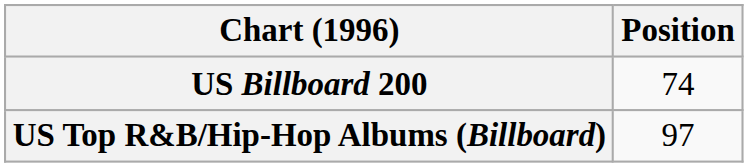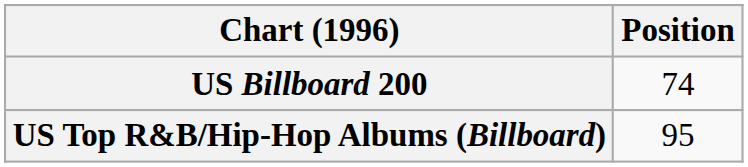(678, 135) 97 -> (678, 135) 95
